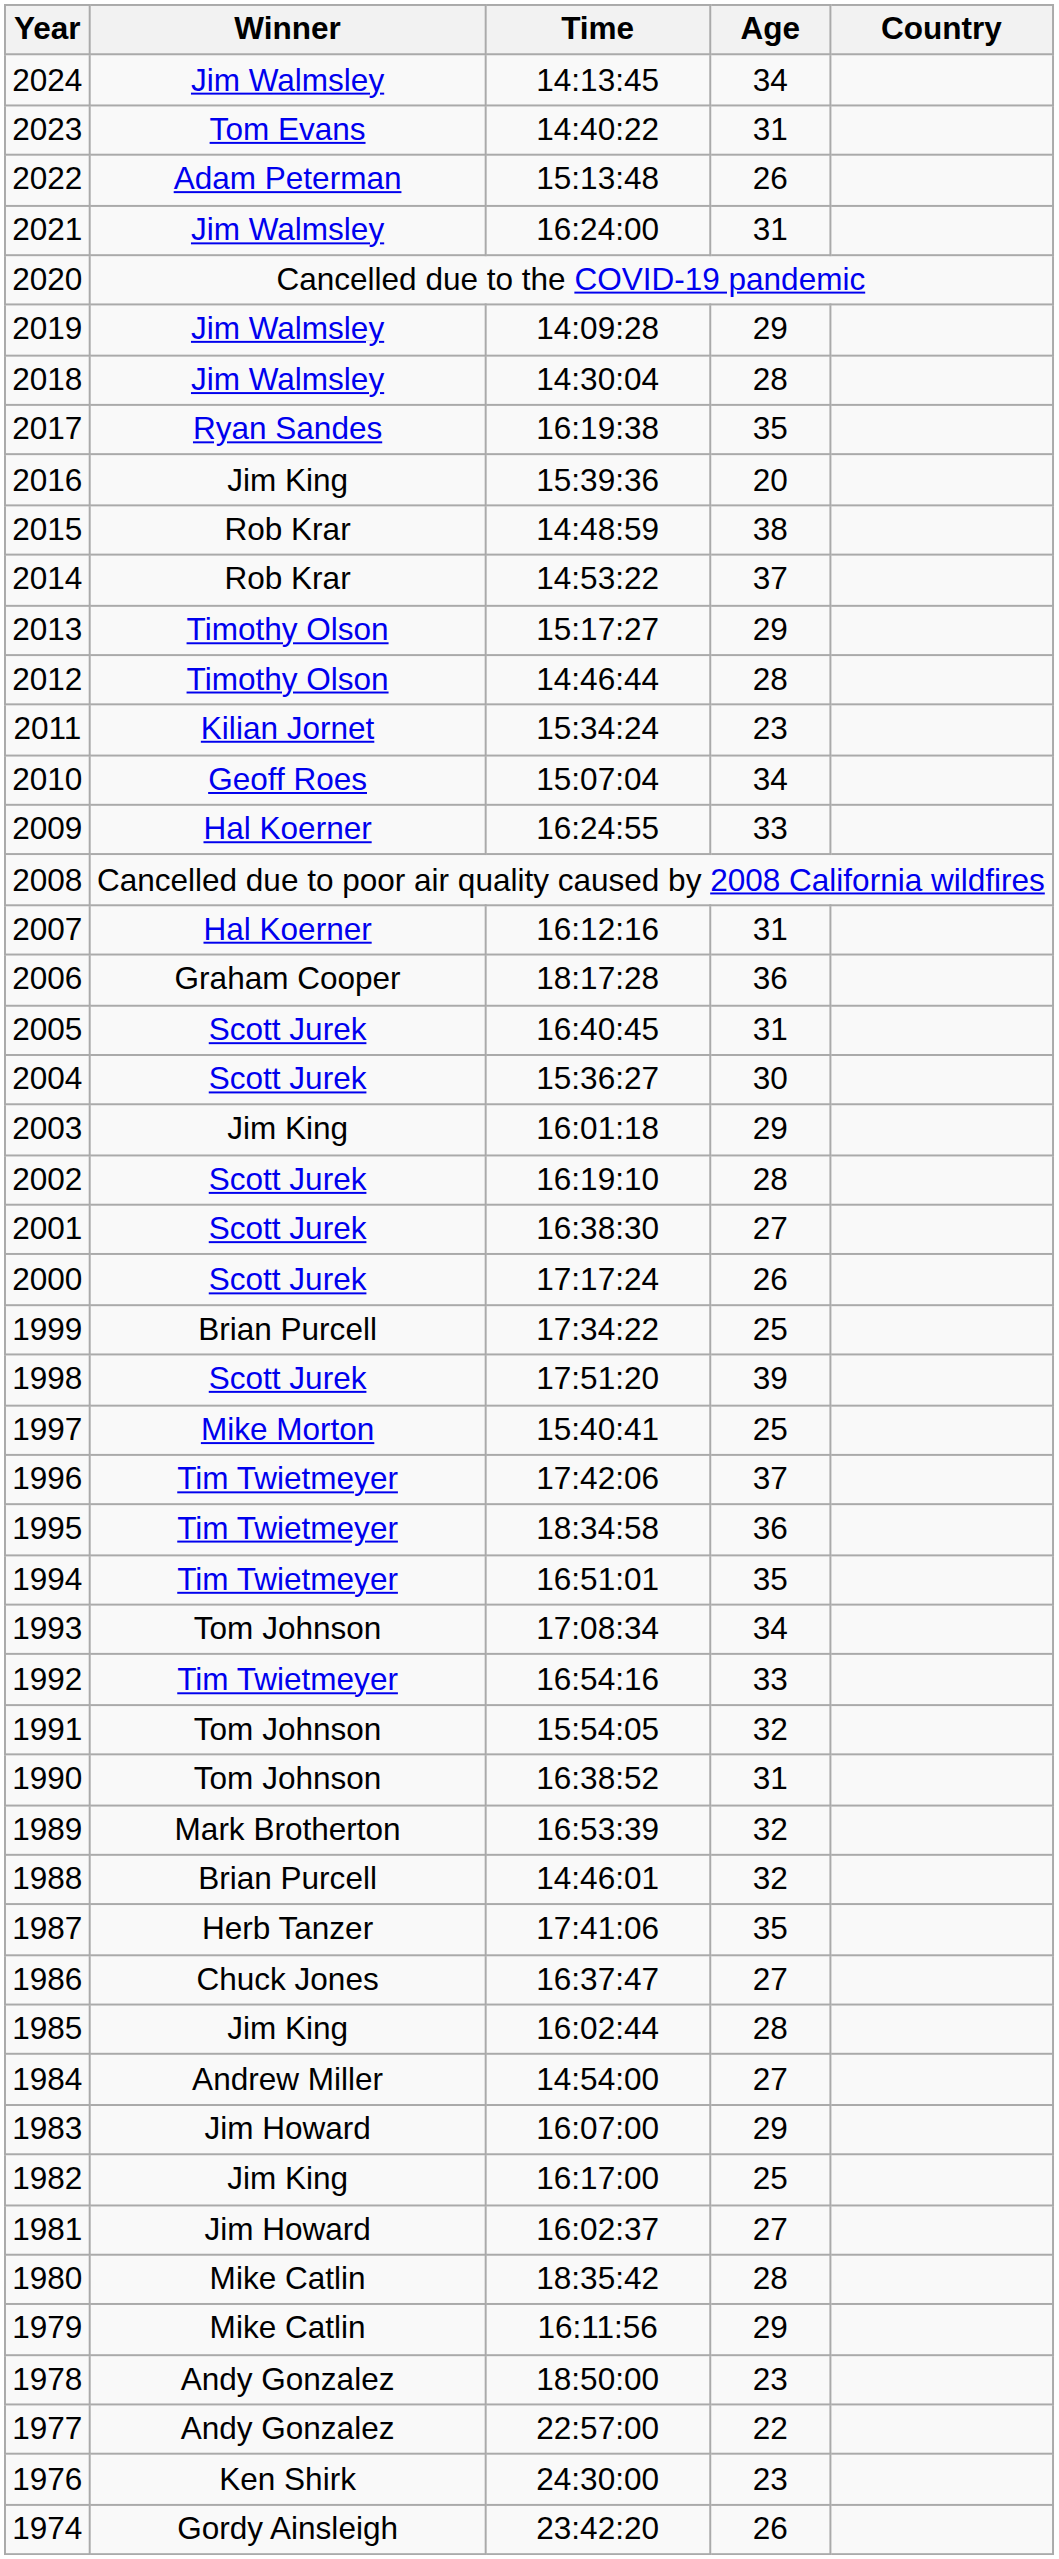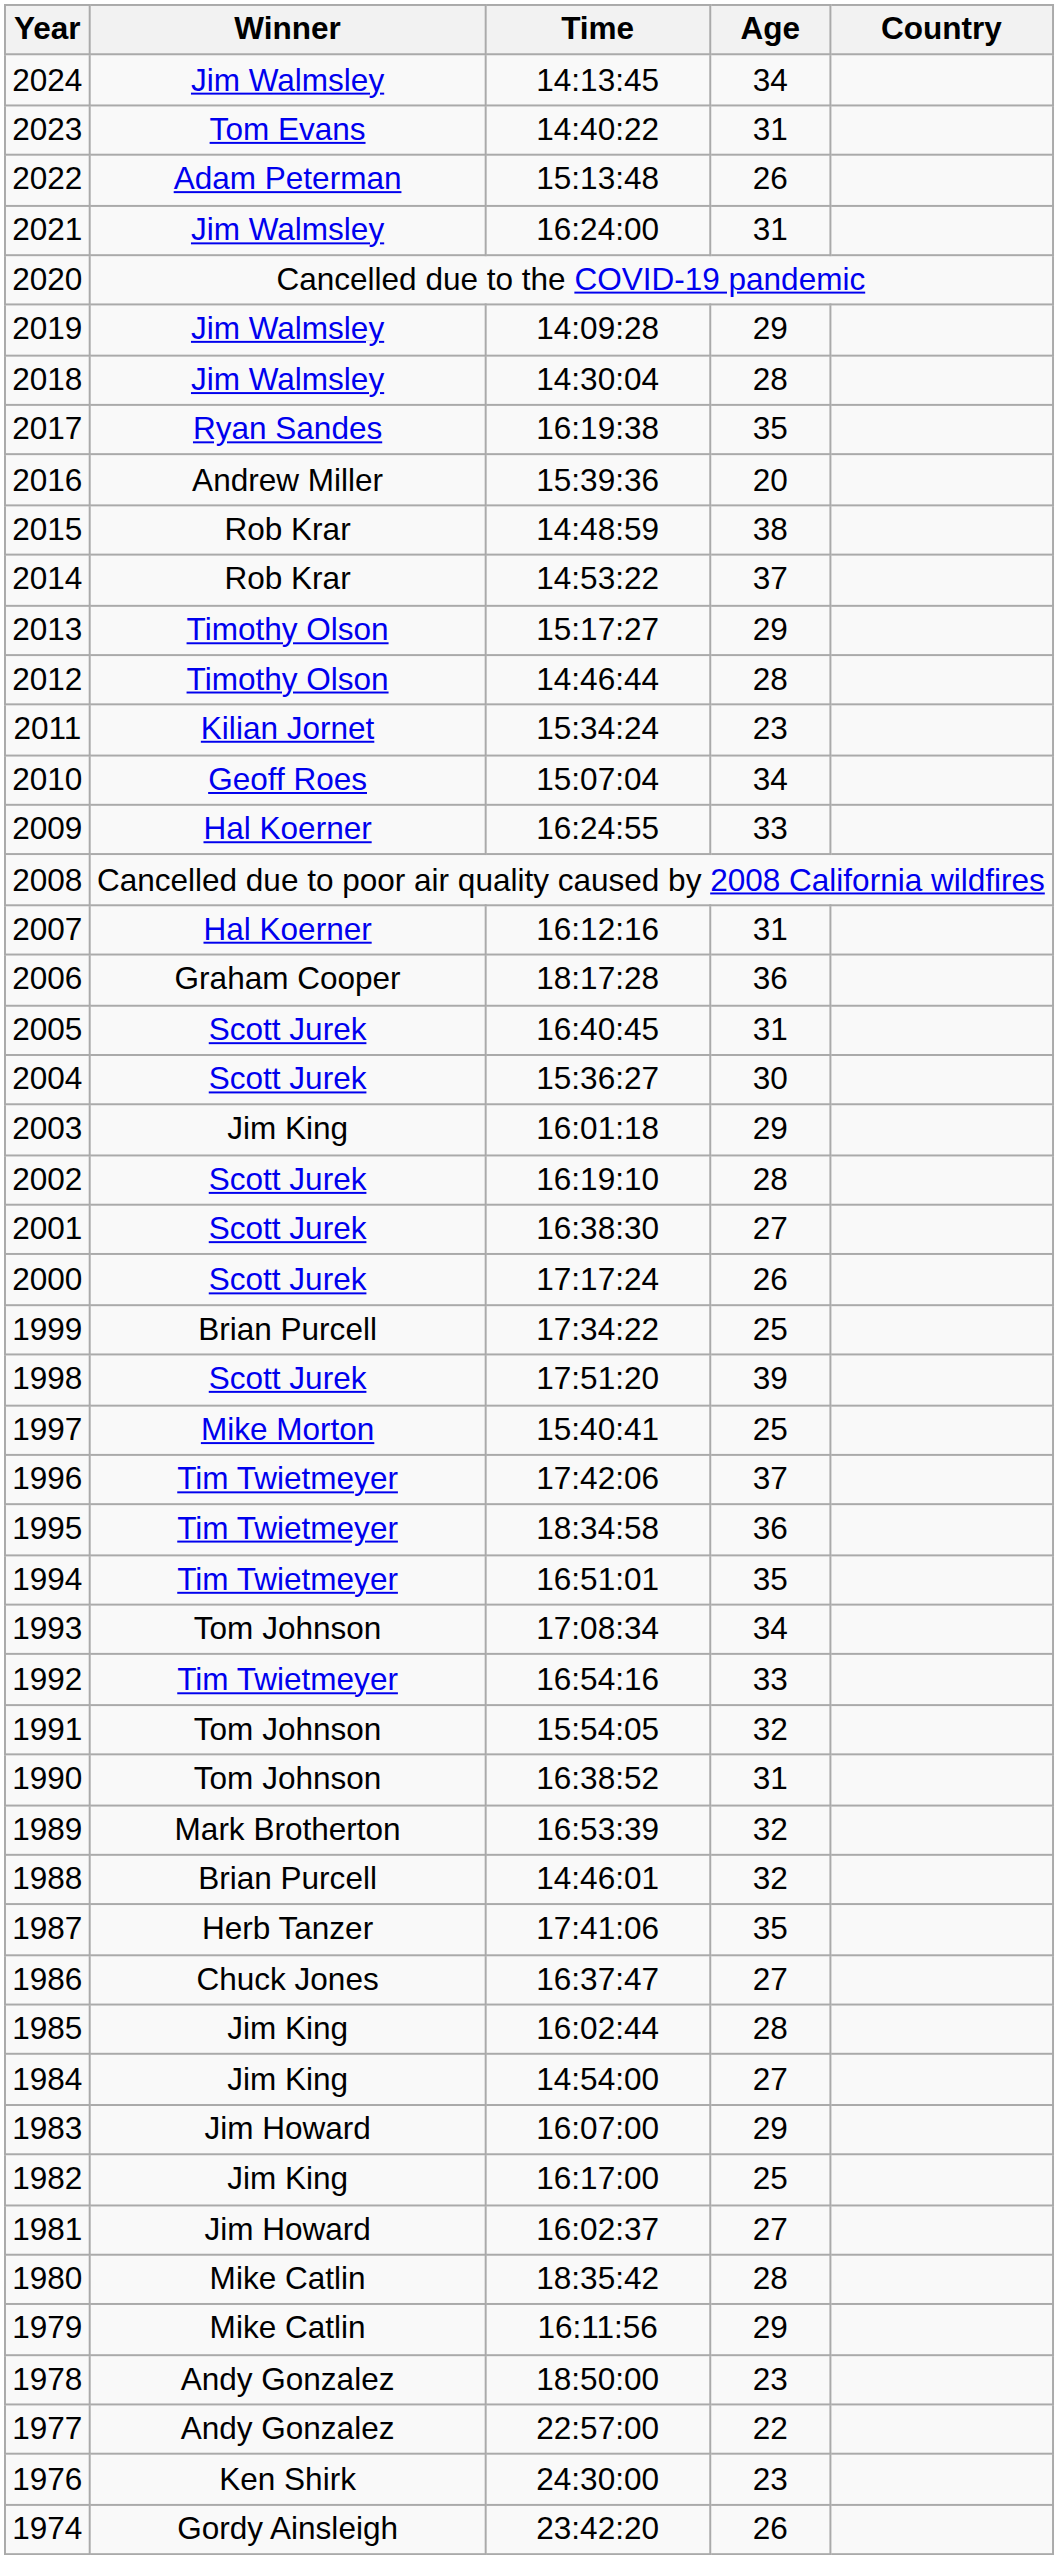(288, 479) Jim King -> (288, 479) Andrew Miller
(288, 2079) Andrew Miller -> (288, 2079) Jim King
